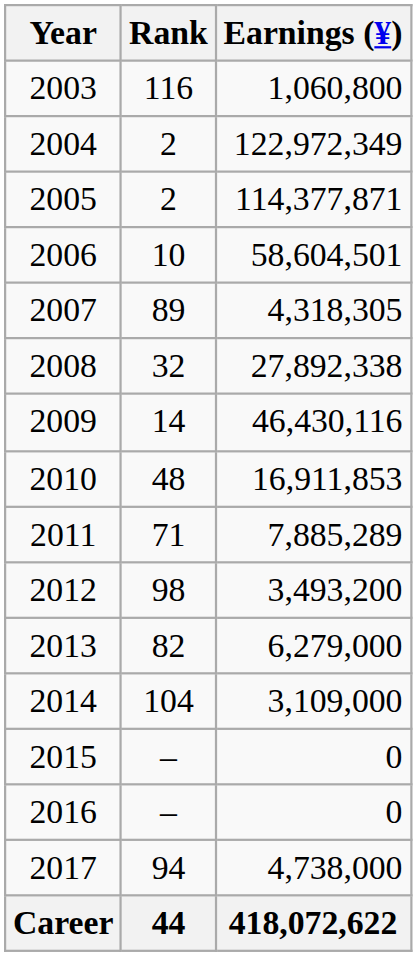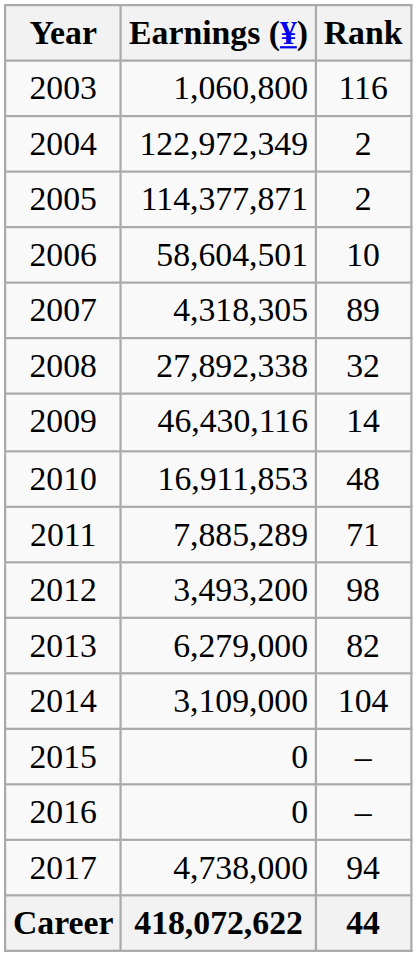columns swapped: (313, 32) <-> (168, 32)
